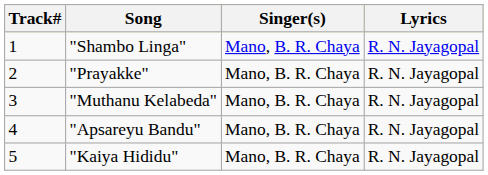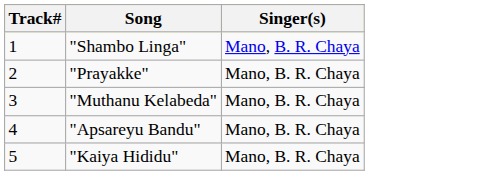- column: (423, 18)
